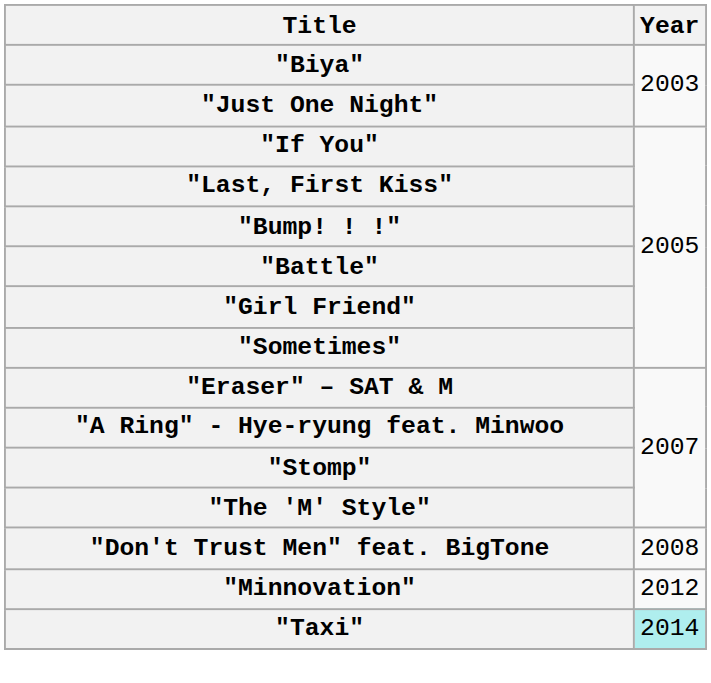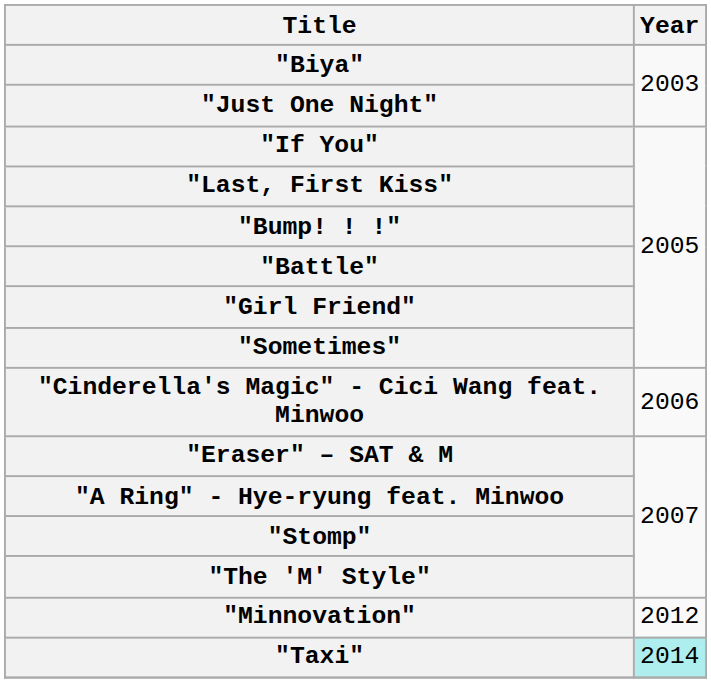+ row: (320, 402)
- row: (320, 548)
